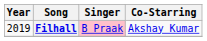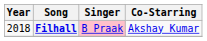(19, 29) 2019 -> (19, 29) 2018
